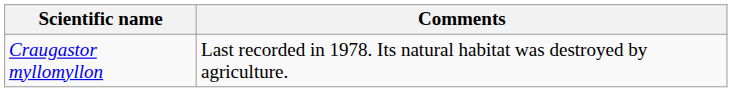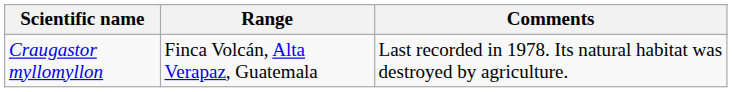+ column: (267, 19)
